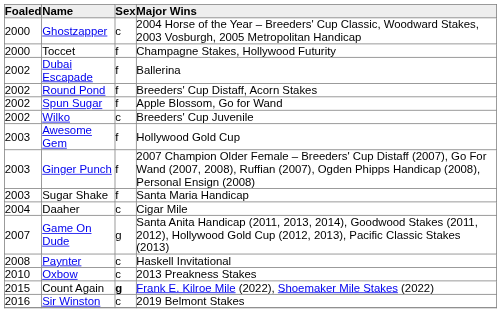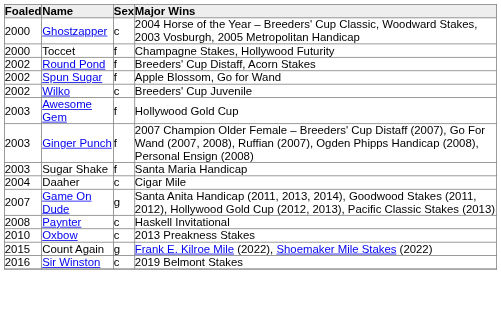- row: (68, 70)
(119, 288) bold -> (117, 249) normal
